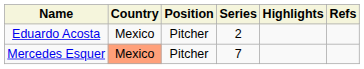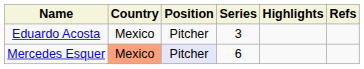(238, 34) 2 -> (238, 34) 3
(189, 53) no background -> (189, 53) lavender background
(238, 53) 7 -> (238, 53) 6
